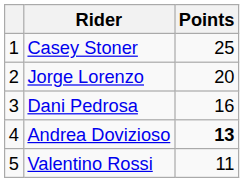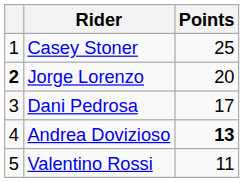(14, 77) normal -> (14, 77) bold
(224, 106) 16 -> (224, 106) 17
